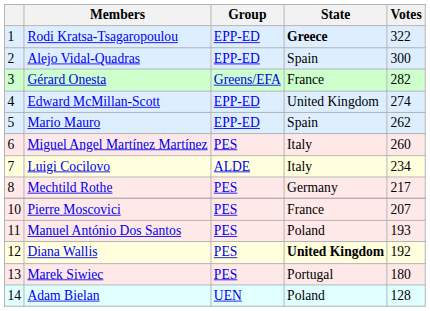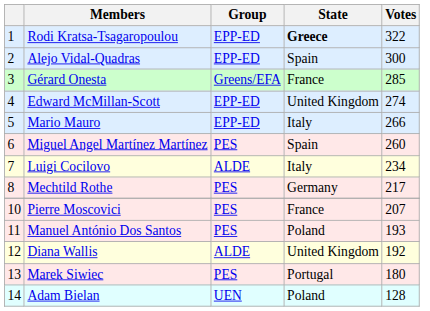(401, 79) 282 -> (395, 79) 285
(303, 123) Spain -> (300, 123) Italy
(401, 123) 262 -> (395, 123) 266
(300, 144) Italy -> (303, 144) Spain
(226, 252) PES -> (232, 252) ALDE
(336, 252) bold -> (333, 252) normal
